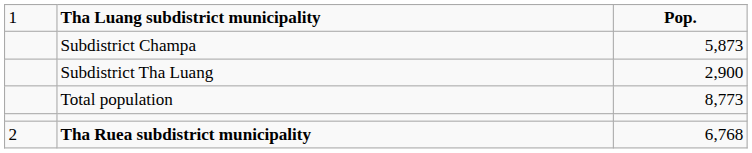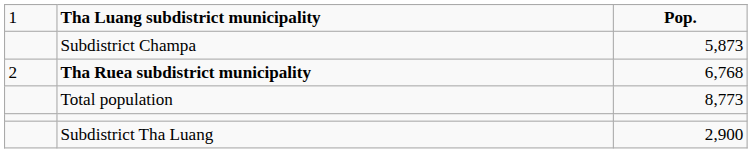rows swapped: (137, 72) <-> (186, 134)
